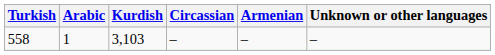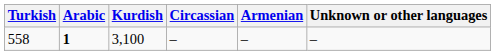(66, 38) normal -> (66, 38) bold
(128, 38) 3,103 -> (128, 38) 3,100
